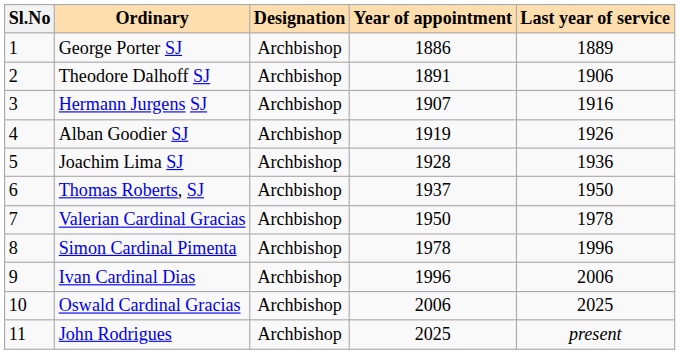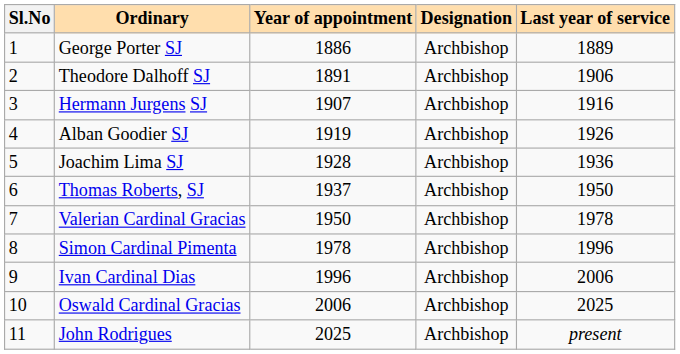columns swapped: (300, 18) <-> (433, 18)
